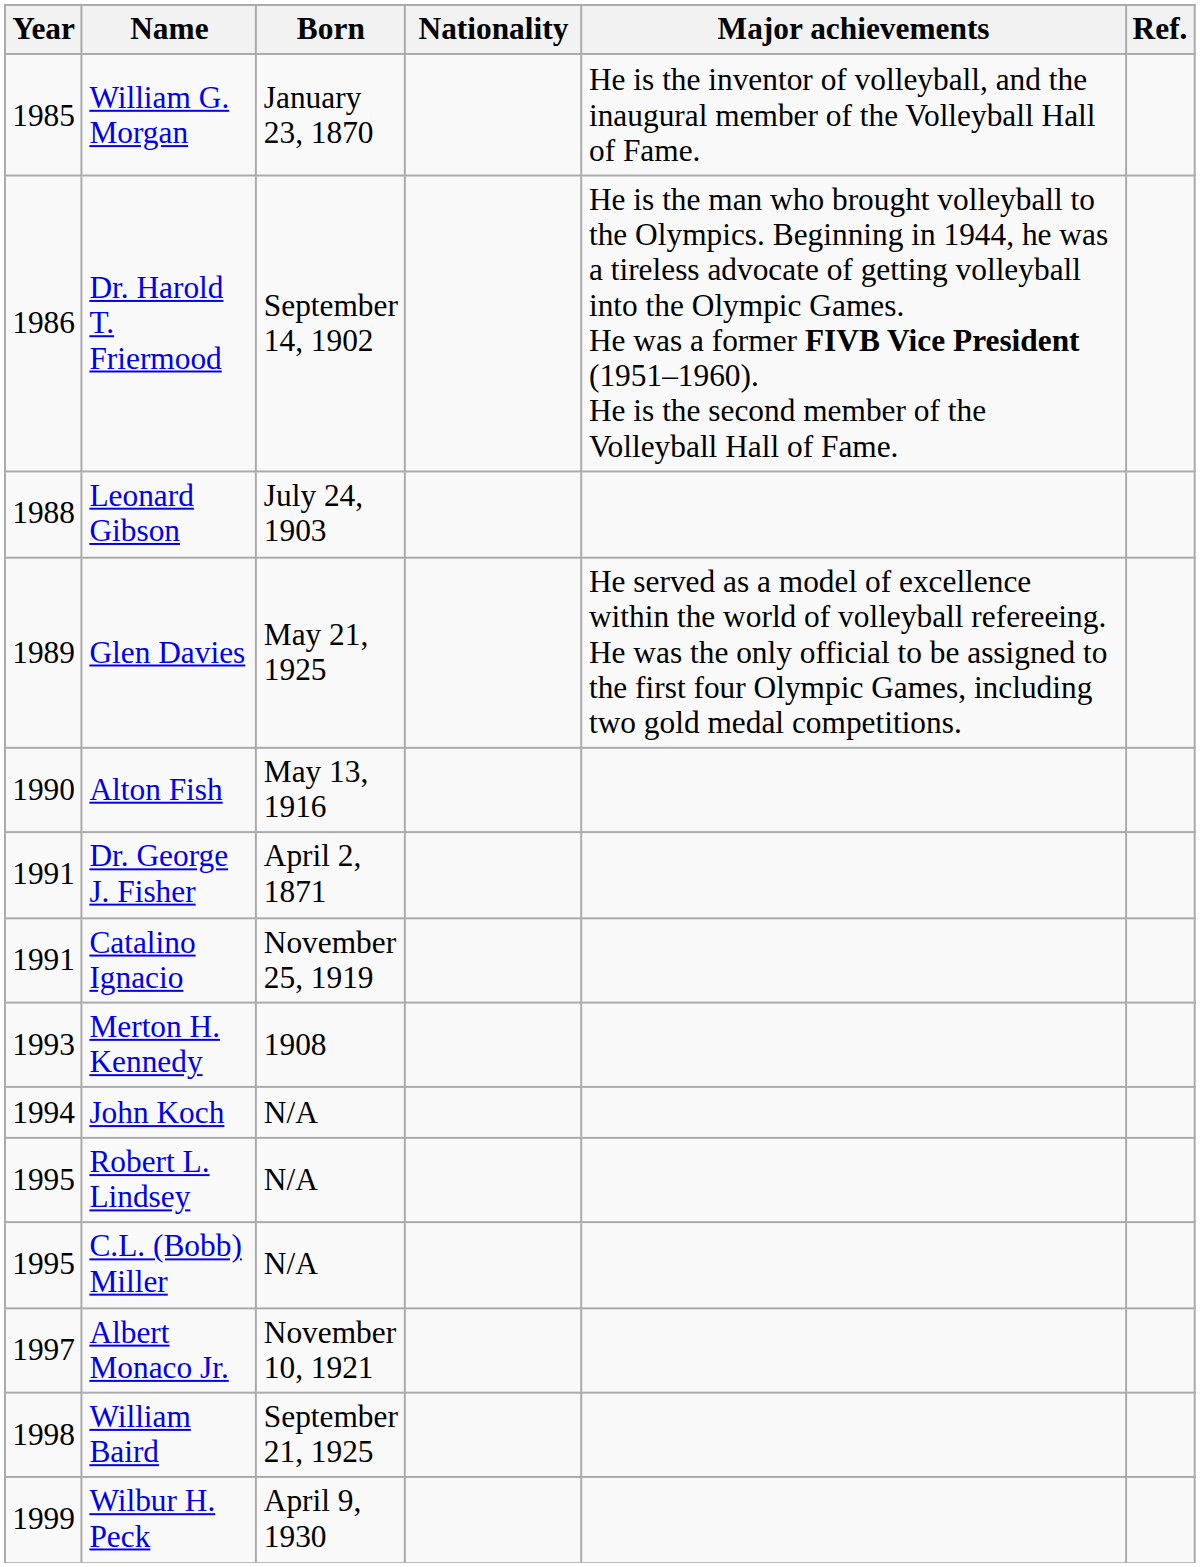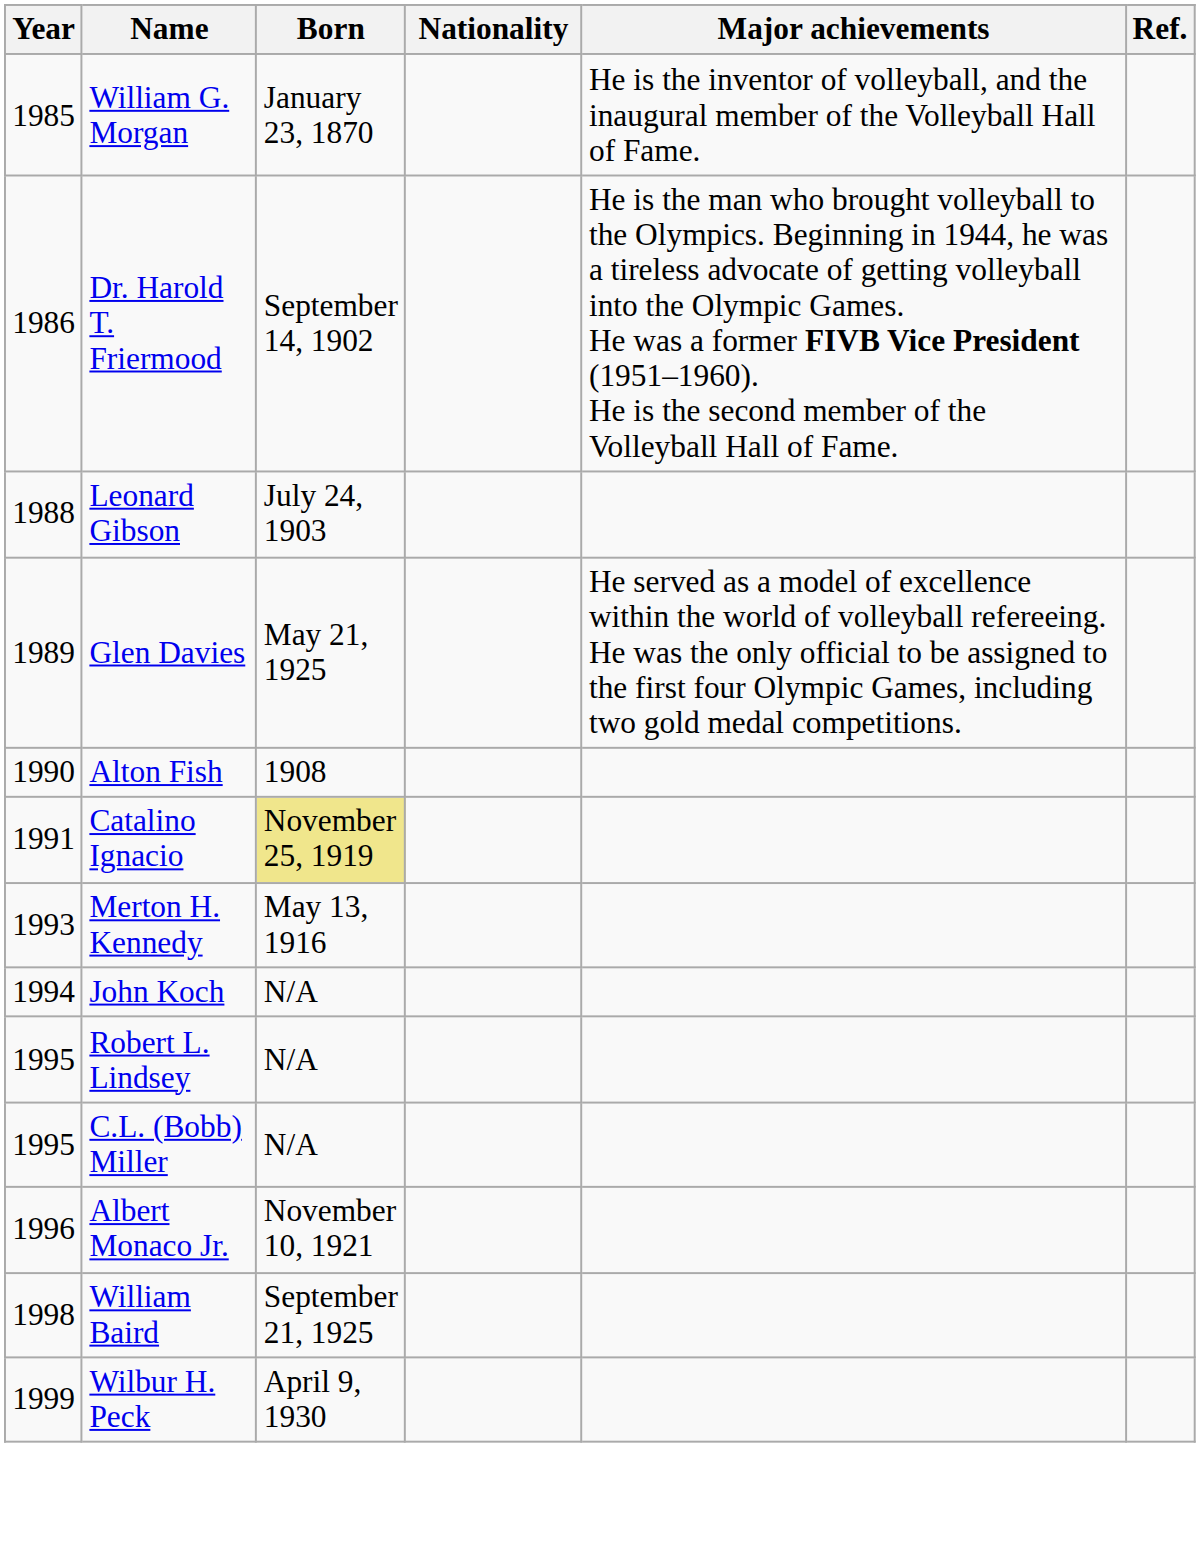(316, 789) May 13, 1916 -> (295, 771) 1908
- row: (159, 874)
(330, 959) no background -> (330, 839) khaki background
(295, 1044) 1908 -> (316, 924) May 13, 1916
(44, 1349) 1997 -> (44, 1229) 1996
